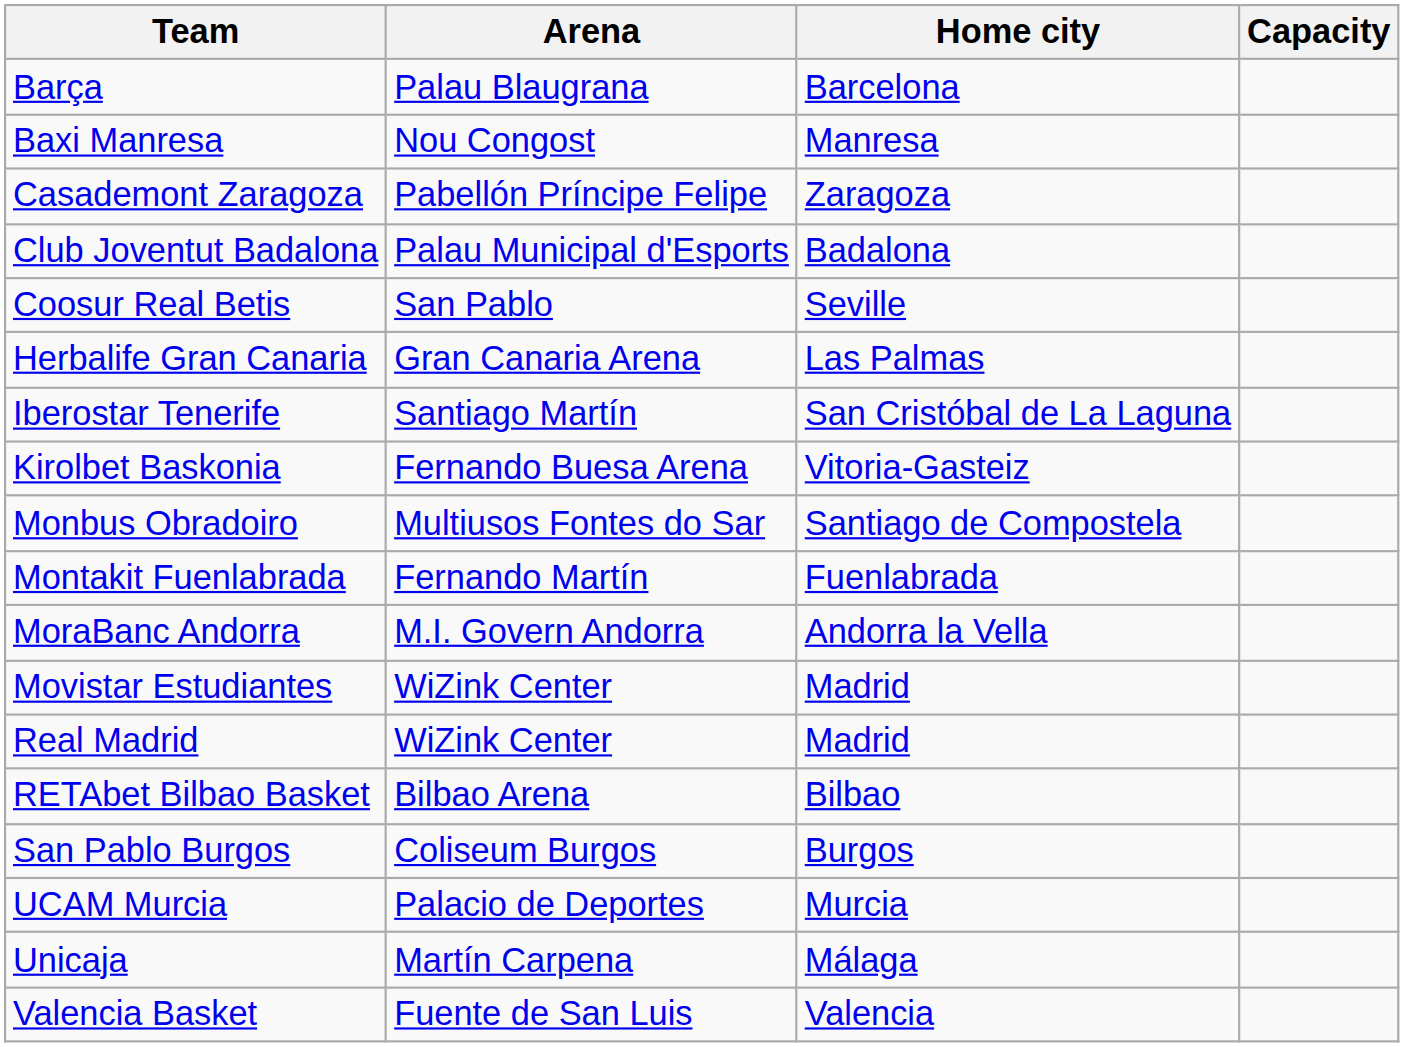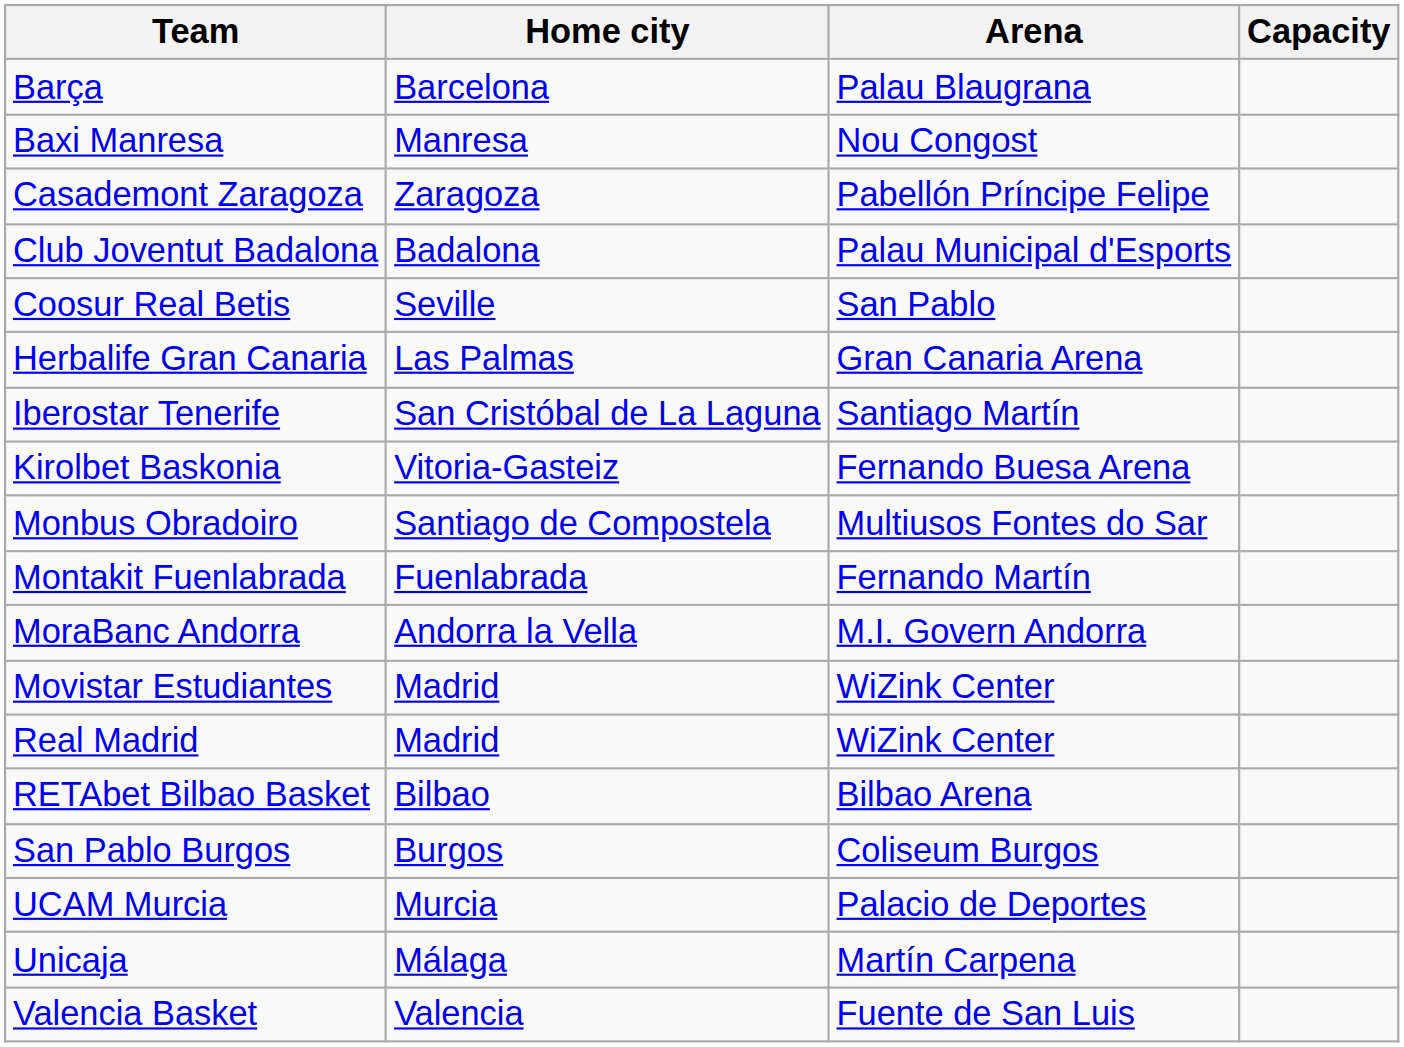columns swapped: (1018, 31) <-> (592, 31)
